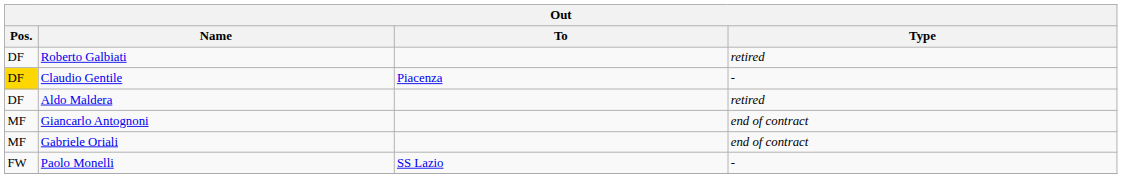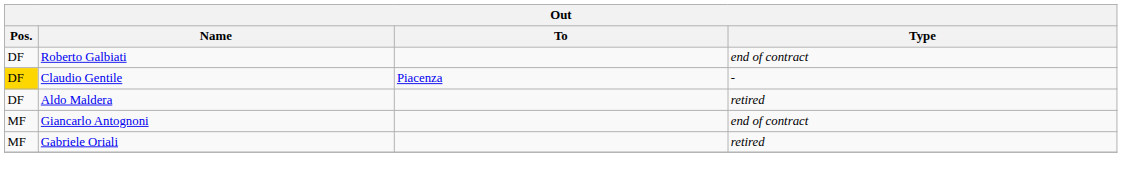(748, 57) retired -> (770, 57) end of contract
(770, 142) end of contract -> (748, 142) retired
- row: (77, 163)
